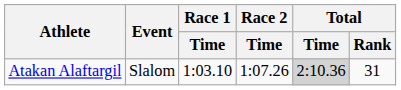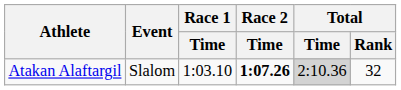(264, 71) normal -> (265, 71) bold
(372, 71) 31 -> (373, 71) 32
